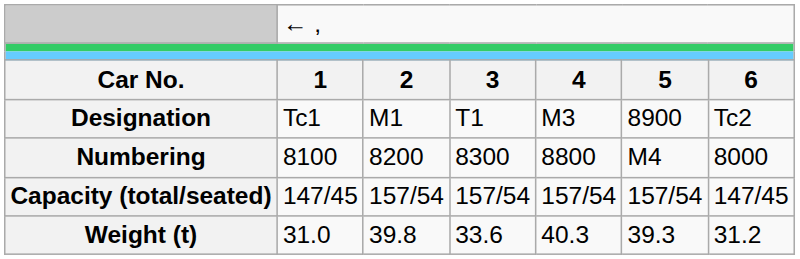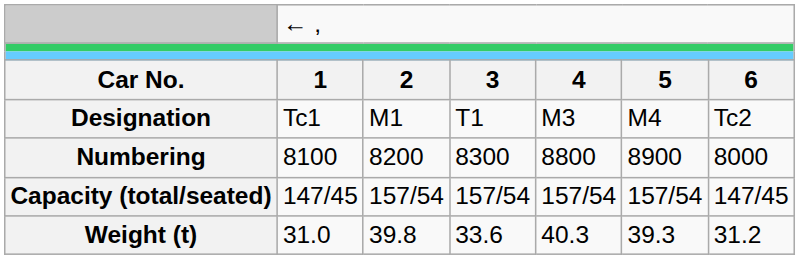(655, 118) 8900 -> (645, 118) M4
(645, 157) M4 -> (655, 157) 8900
